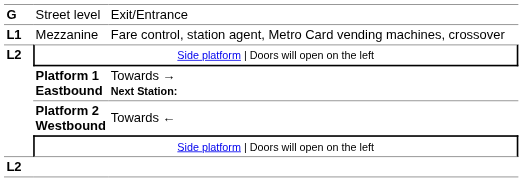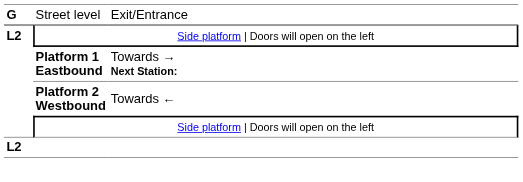- row: (67, 34)
